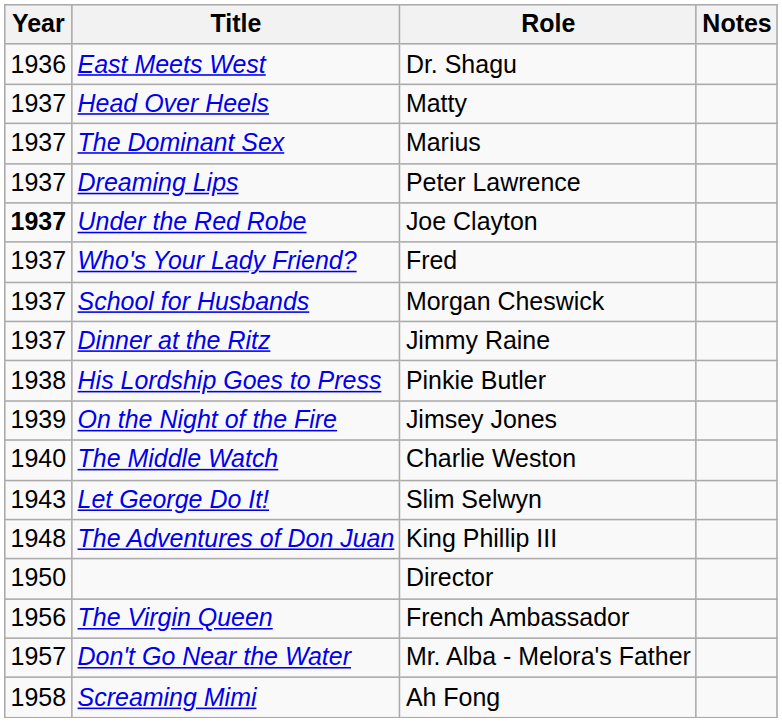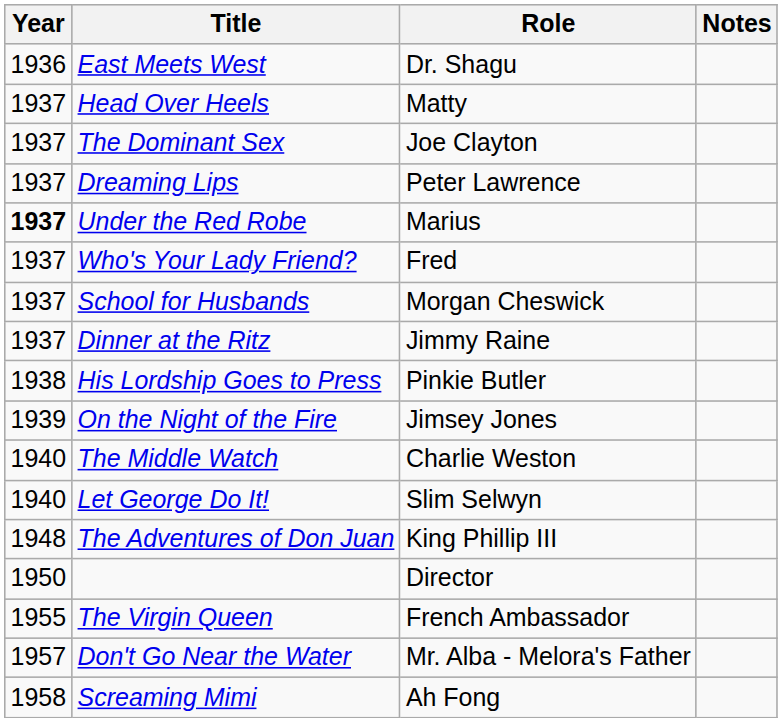(443, 143) Marius -> (472, 143) Joe Clayton
(472, 222) Joe Clayton -> (443, 222) Marius
(38, 499) 1943 -> (38, 499) 1940
(38, 618) 1956 -> (38, 618) 1955
